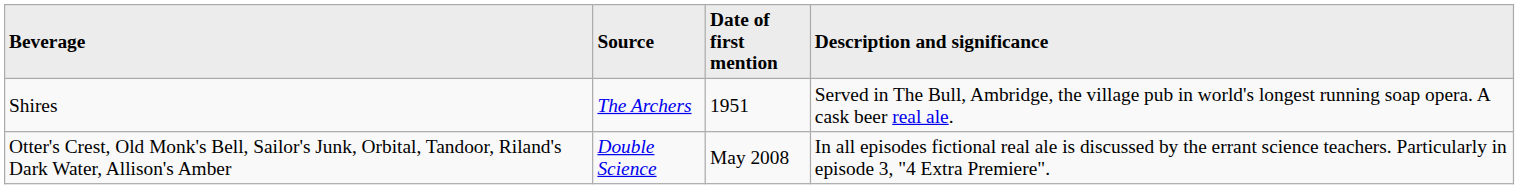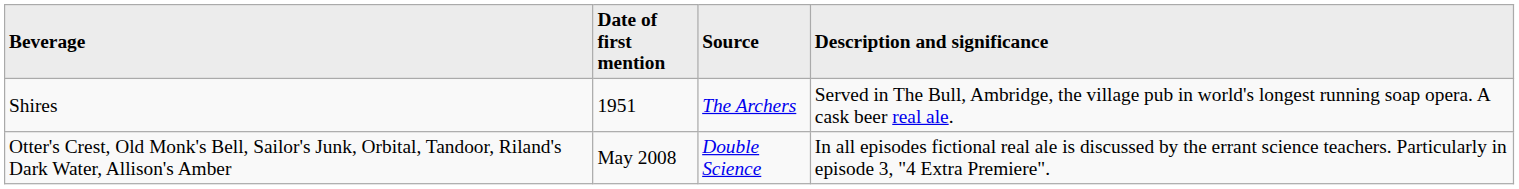columns swapped: (626, 41) <-> (744, 41)
